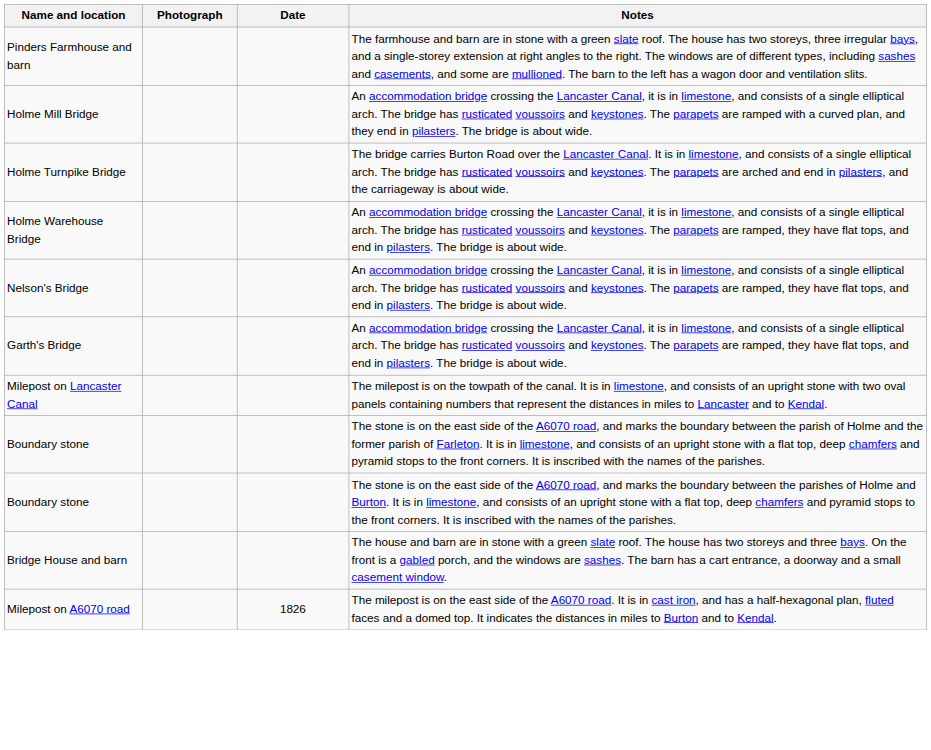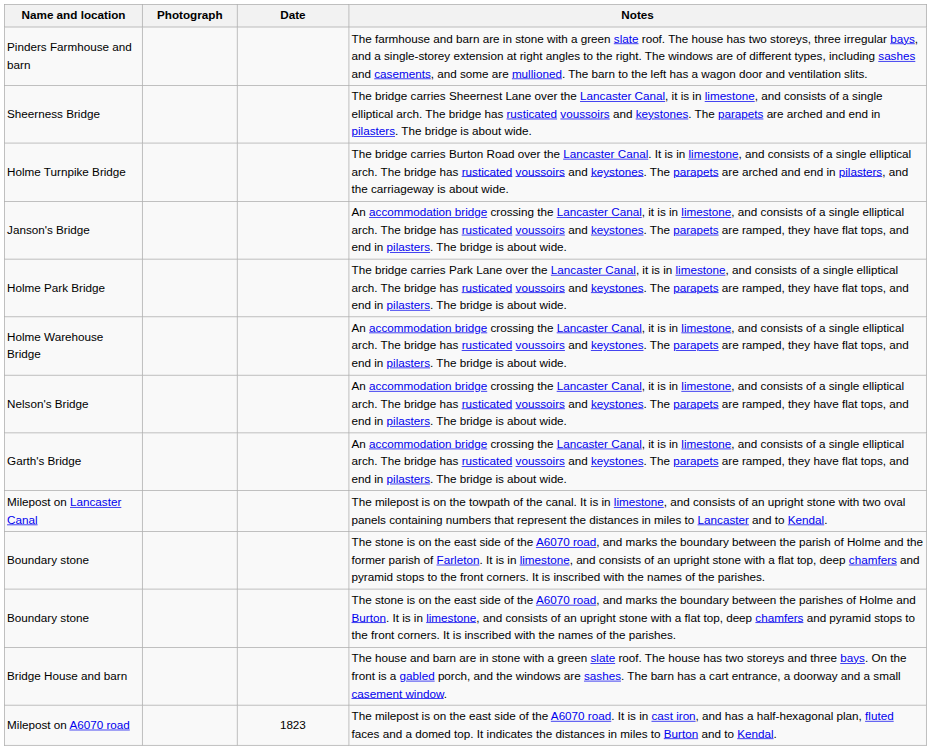- row: (53, 114)
+ row: (53, 114)
+ row: (48, 230)
+ row: (56, 288)
(293, 609) 1826 -> (293, 725) 1823
